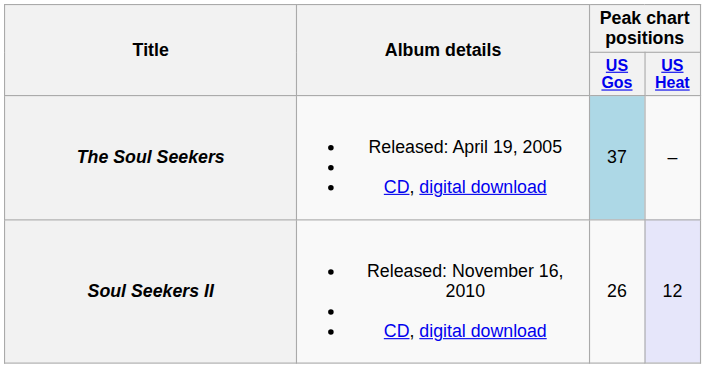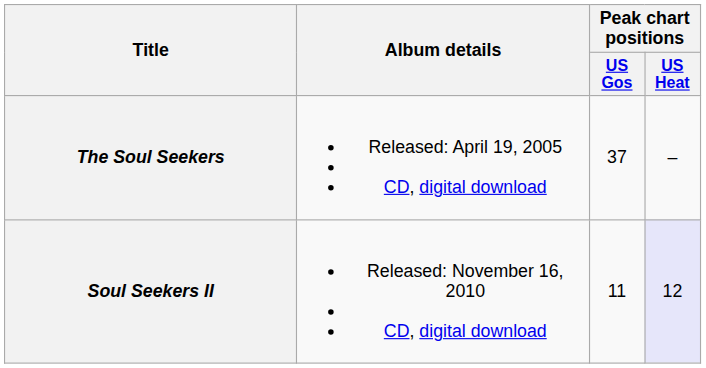(617, 157) lightblue background -> (617, 157) no background
(617, 291) 26 -> (617, 291) 11
